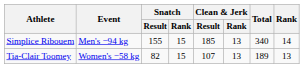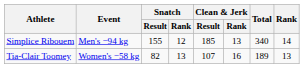(181, 41) 15 -> (181, 41) 12
(181, 56) 15 -> (181, 56) 13
(237, 56) 13 -> (237, 56) 16
